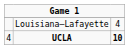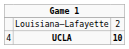(118, 24) 4 -> (118, 24) 2
